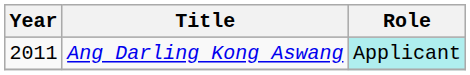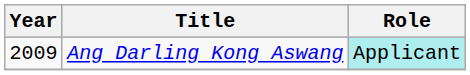(34, 54) 2011 -> (34, 54) 2009
